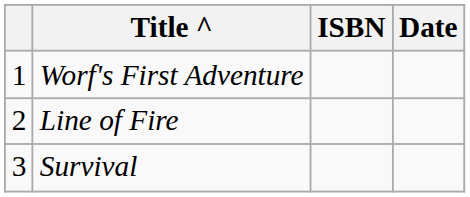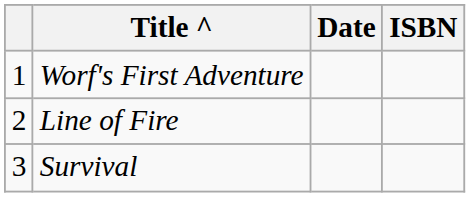columns swapped: (428, 27) <-> (351, 27)
